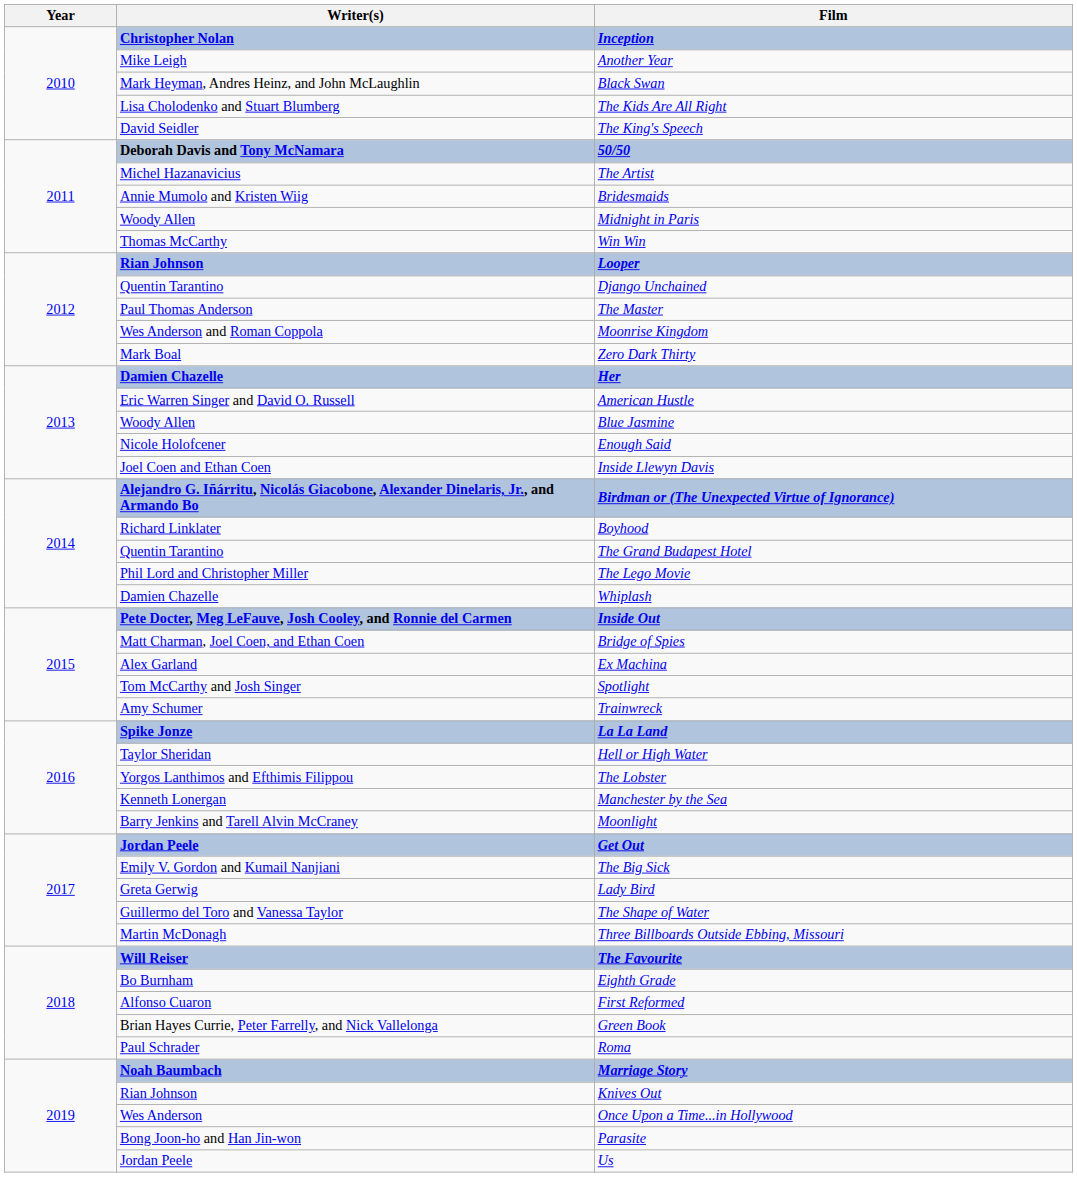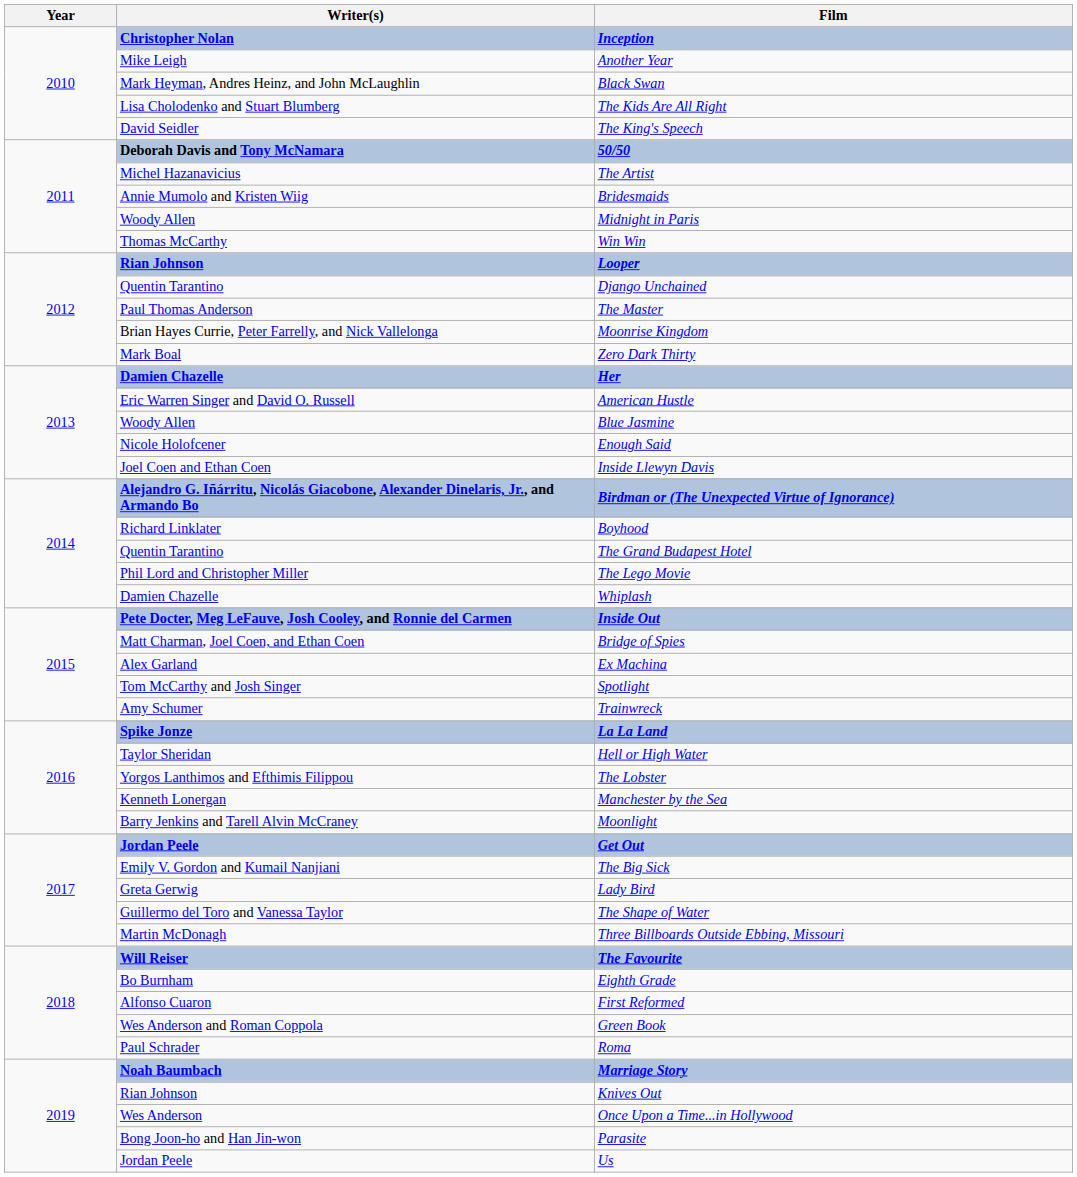(221, 331) Wes Anderson and Roman Coppola -> (279, 331) Brian Hayes Currie, Peter Farrelly, and Nick Vallelonga
(279, 1025) Brian Hayes Currie, Peter Farrelly, and Nick Vallelonga -> (221, 1025) Wes Anderson and Roman Coppola
